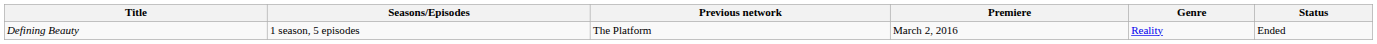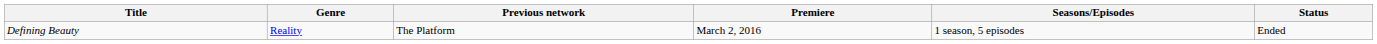columns swapped: (1192, 13) <-> (429, 13)
